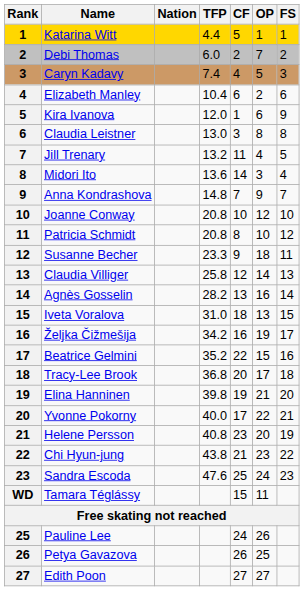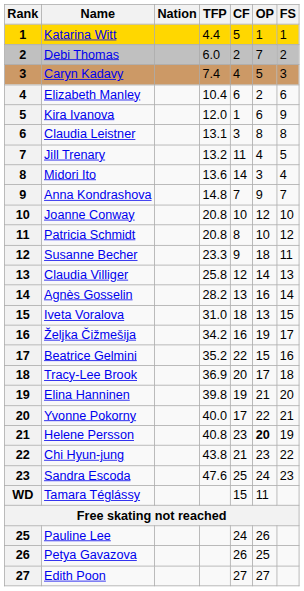(215, 134) 13.0 -> (215, 134) 13.1
(215, 375) 36.8 -> (215, 375) 36.9
(263, 435) normal -> (263, 435) bold
